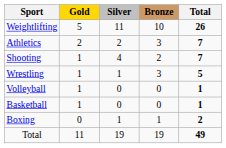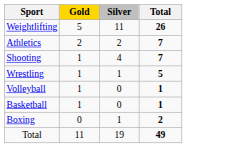- column: (159, 11)
